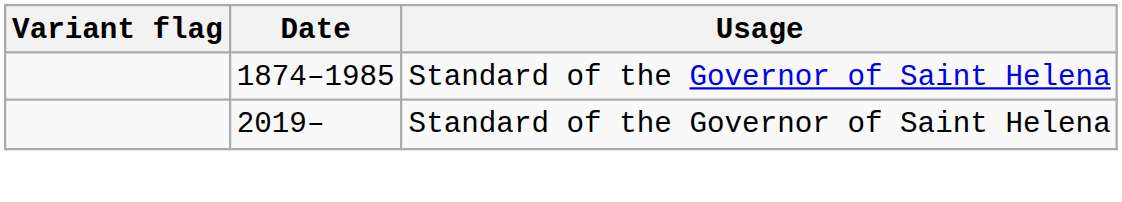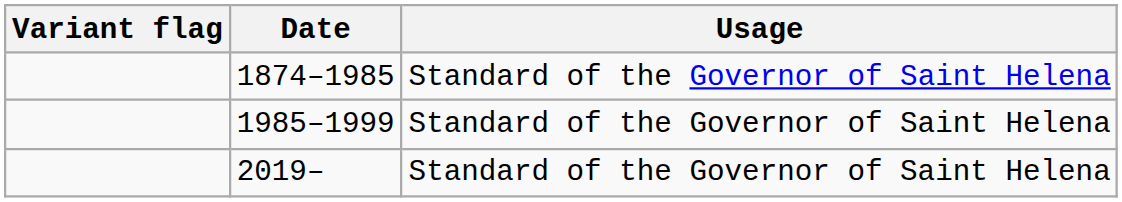+ row: (316, 124)
